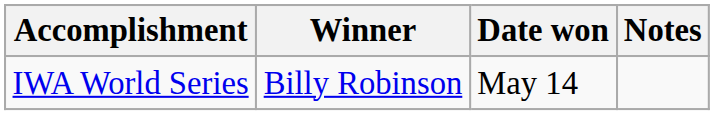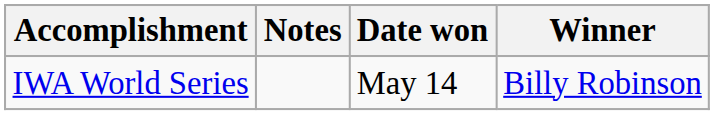columns swapped: (363, 30) <-> (663, 30)
